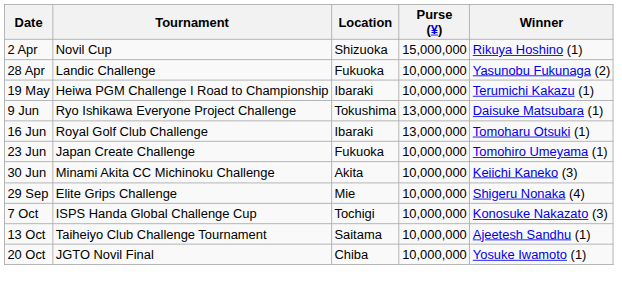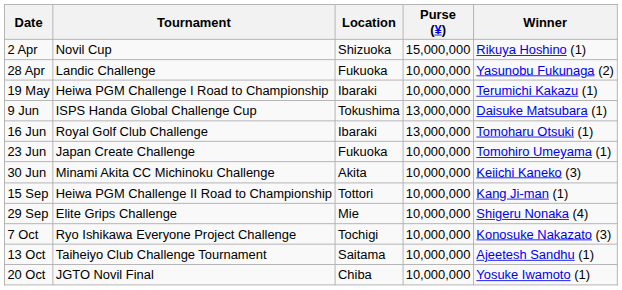(176, 111) Ryo Ishikawa Everyone Project Challenge -> (156, 111) ISPS Handa Global Challenge Cup
+ row: (28, 193)
(156, 213) ISPS Handa Global Challenge Cup -> (176, 234) Ryo Ishikawa Everyone Project Challenge
